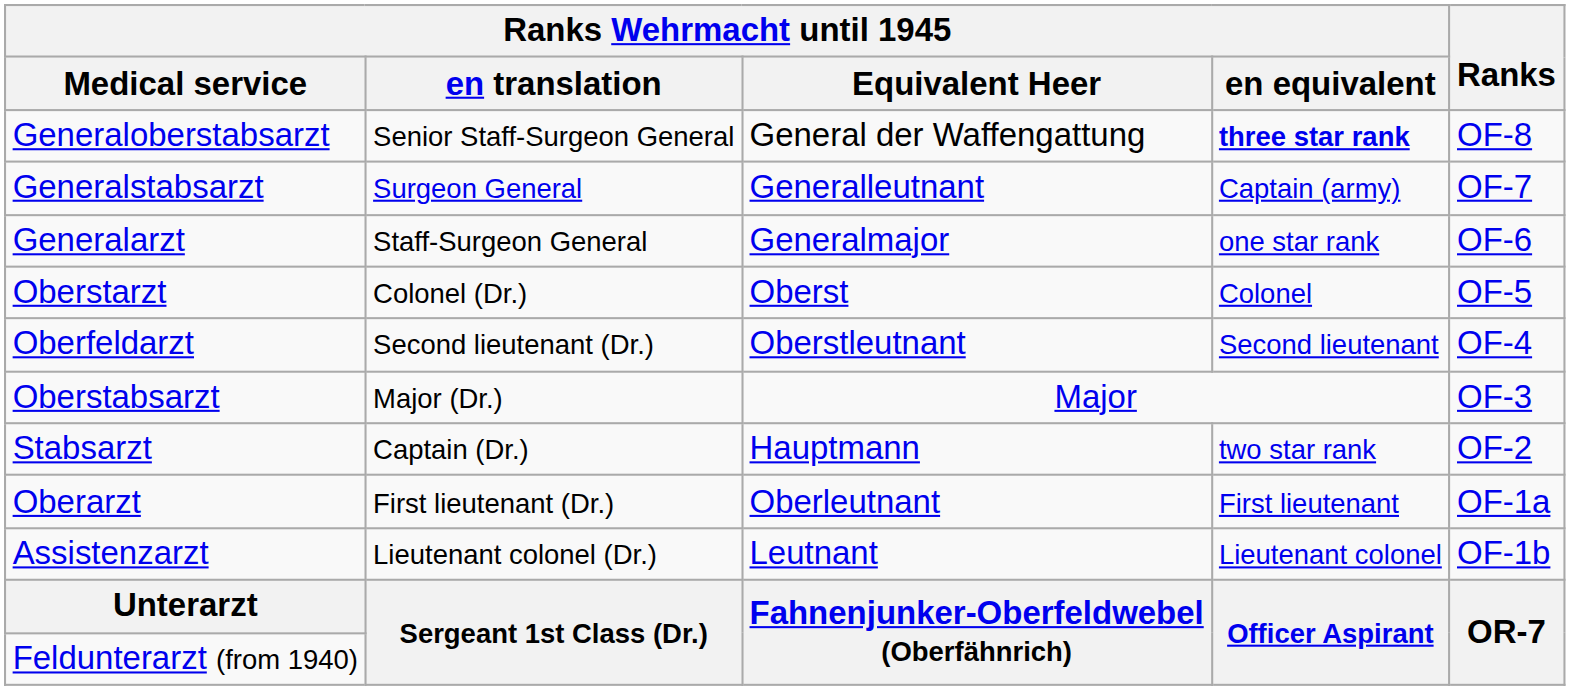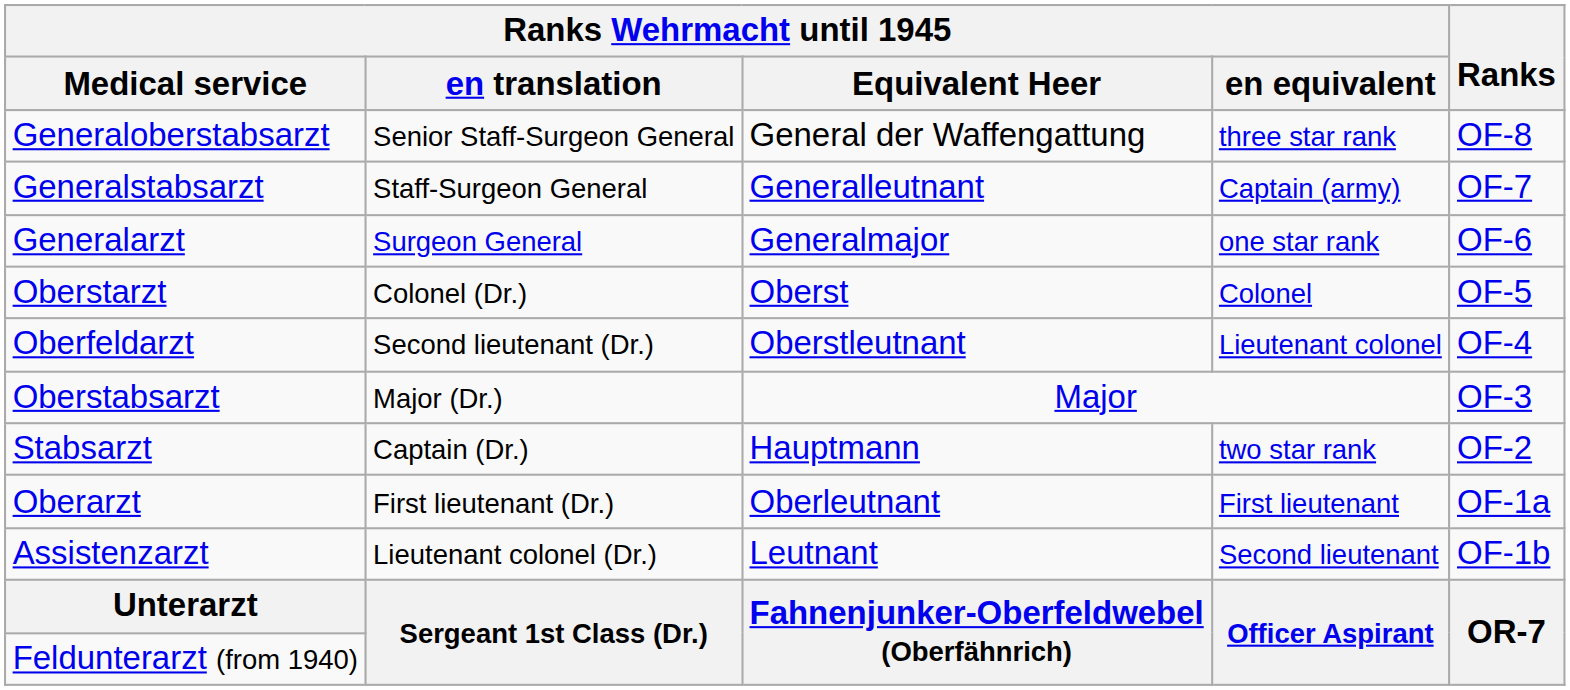(1314, 135) bold -> (1307, 137) normal
(478, 189) Surgeon General -> (510, 189) Staff-Surgeon General
(510, 241) Staff-Surgeon General -> (478, 241) Surgeon General
(1329, 346) Second lieutenant -> (1330, 346) Lieutenant colonel
(1330, 555) Lieutenant colonel -> (1329, 555) Second lieutenant
